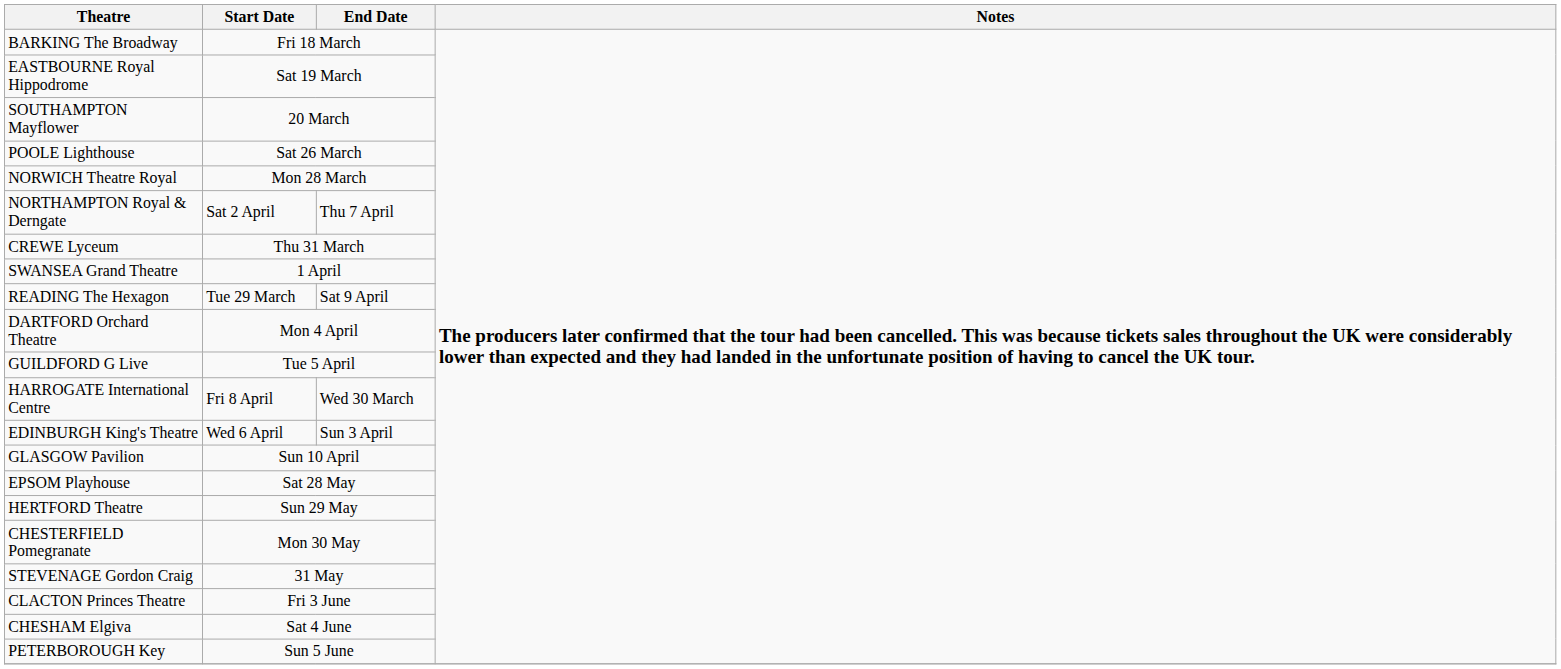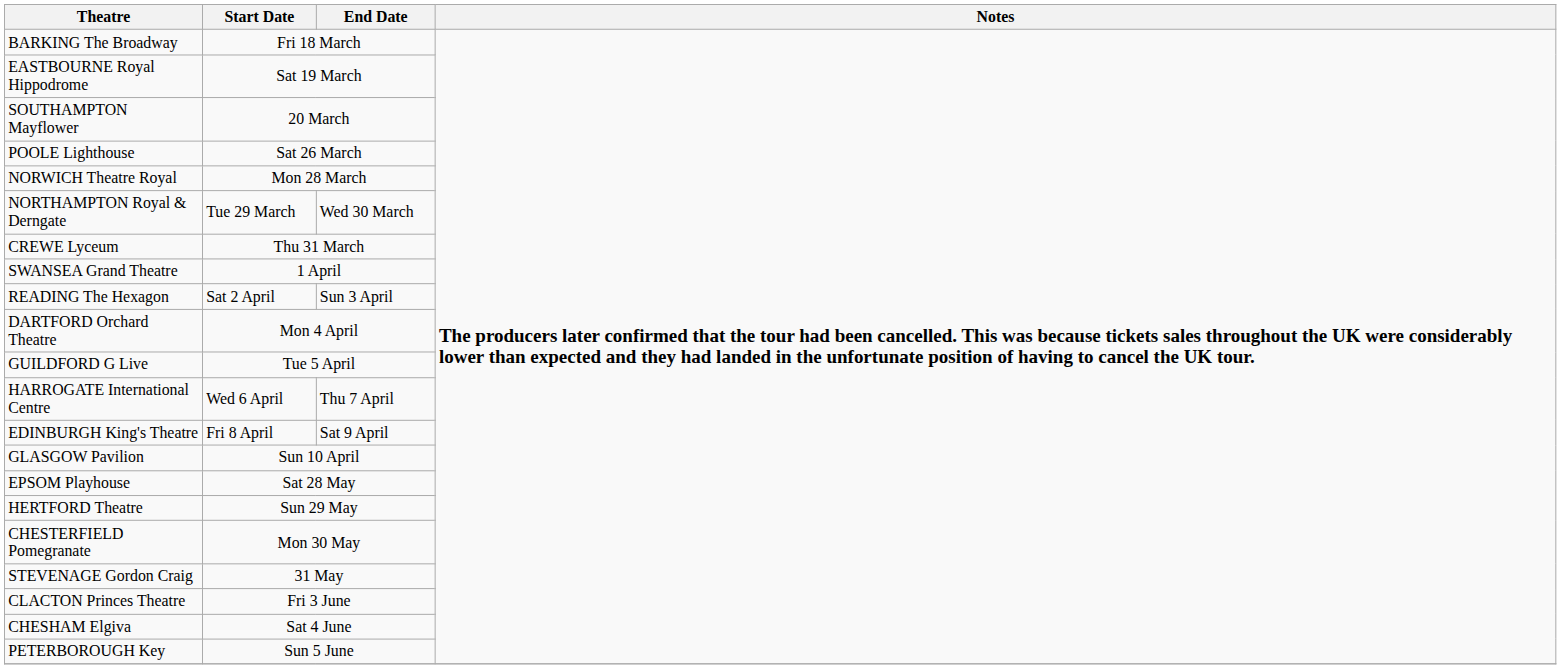(241, 212) Sat 2 April -> (251, 212) Tue 29 March
(357, 212) Thu 7 April -> (367, 212) Wed 30 March
(251, 296) Tue 29 March -> (241, 296) Sat 2 April
(354, 296) Sat 9 April -> (356, 296) Sun 3 April
(240, 398) Fri 8 April -> (245, 398) Wed 6 April
(367, 398) Wed 30 March -> (357, 398) Thu 7 April
(245, 432) Wed 6 April -> (240, 432) Fri 8 April
(356, 432) Sun 3 April -> (354, 432) Sat 9 April
